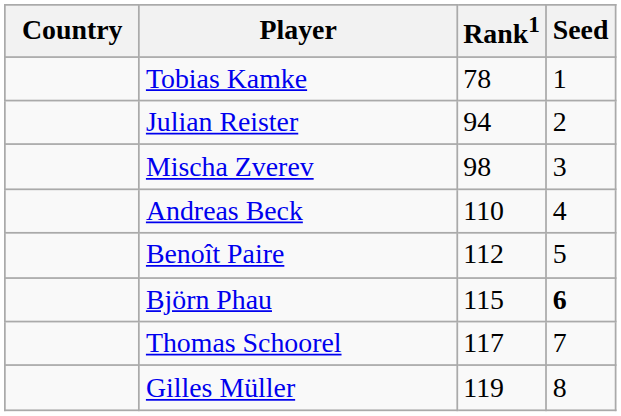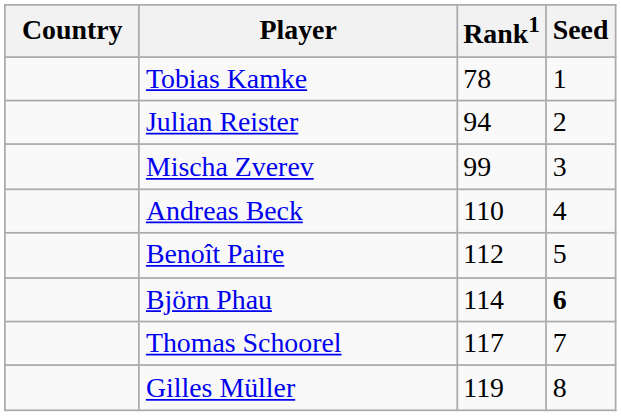(477, 166) 98 -> (477, 166) 99
(484, 299) 115 -> (484, 299) 114
